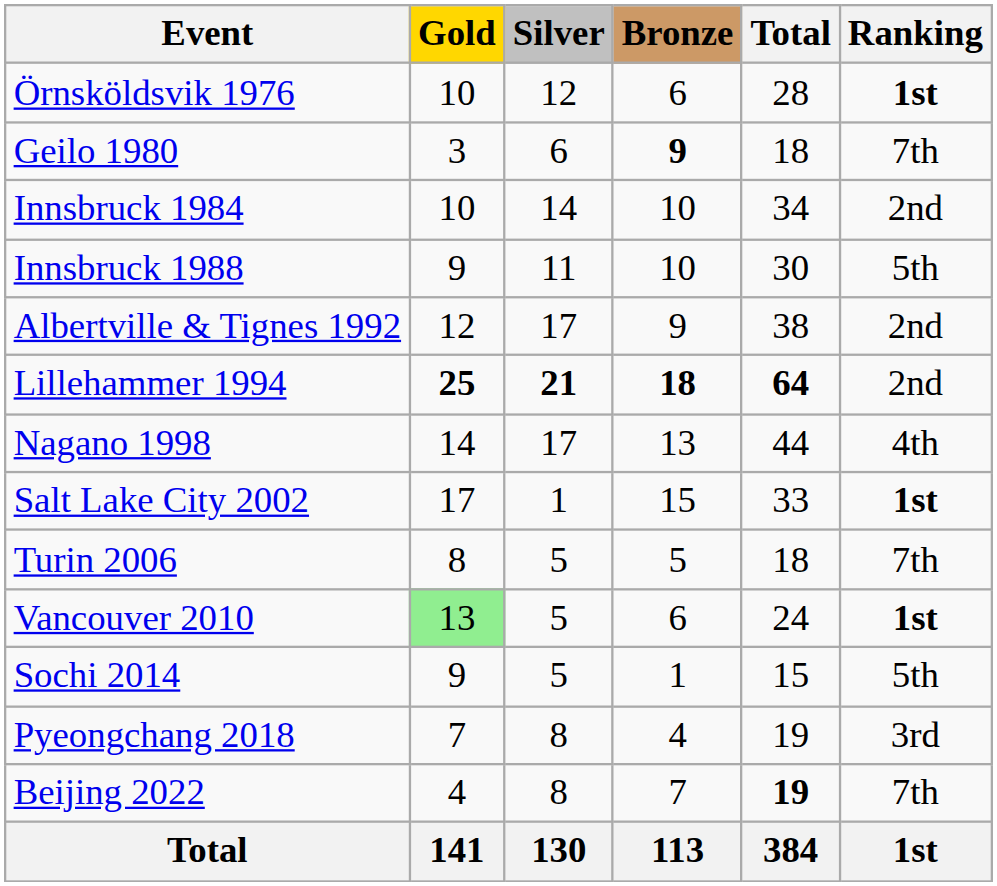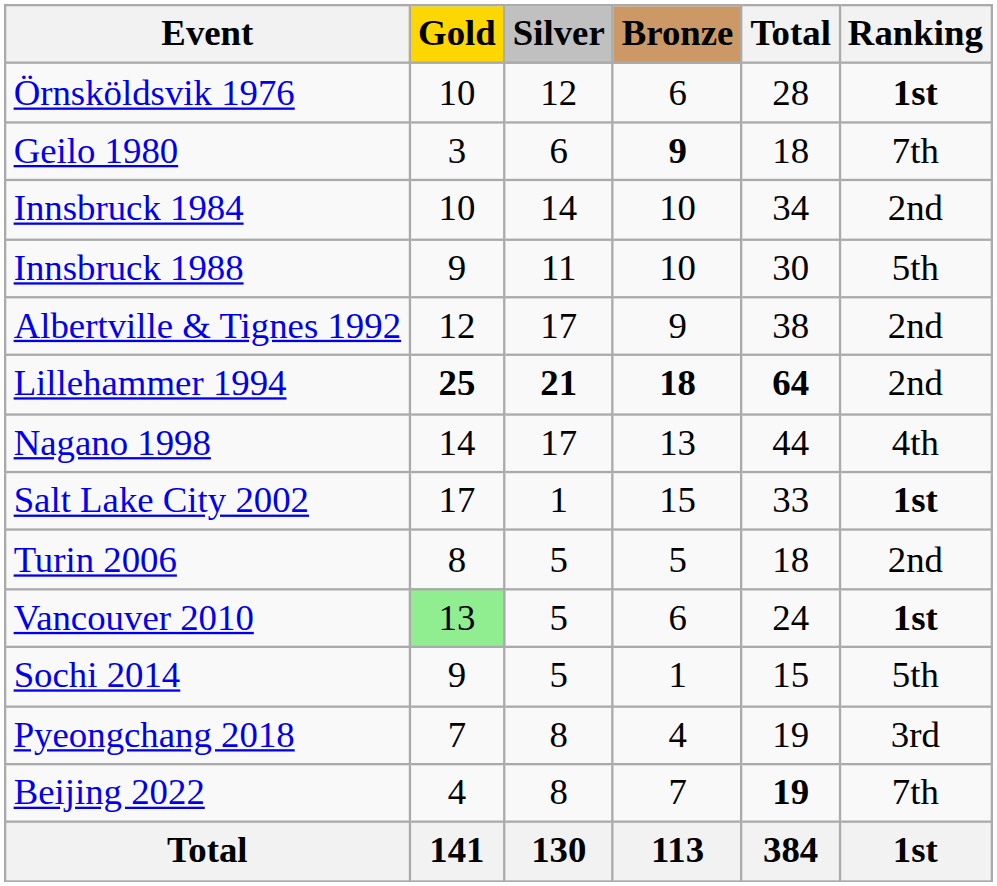(915, 558) 7th -> (915, 558) 2nd
